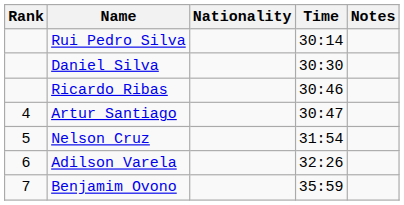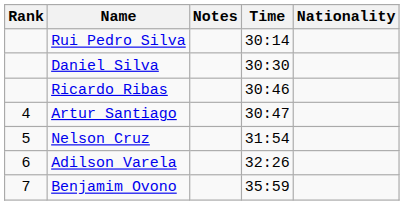columns swapped: (242, 17) <-> (373, 17)
